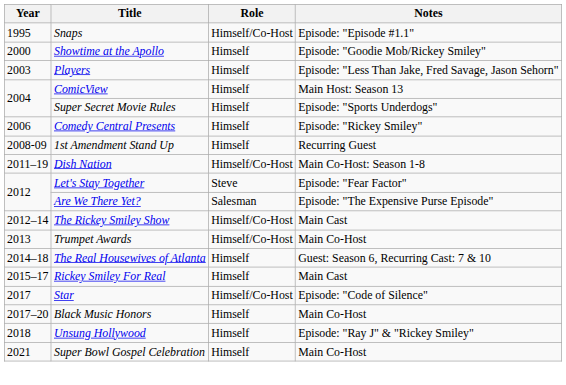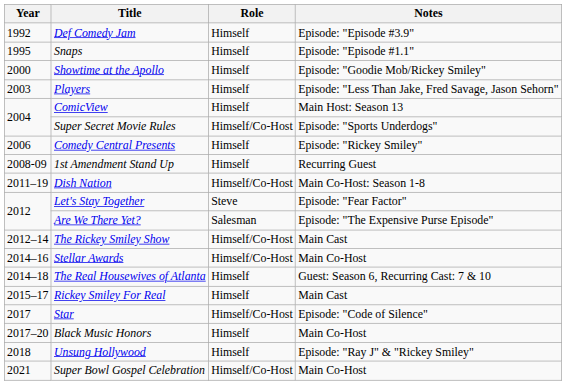+ row: (95, 32)
(252, 32) Himself/Co-Host -> (230, 51) Himself
(230, 107) Himself -> (252, 126) Himself/Co-Host
- row: (93, 239)
+ row: (89, 257)
(230, 351) Himself -> (252, 370) Himself/Co-Host
